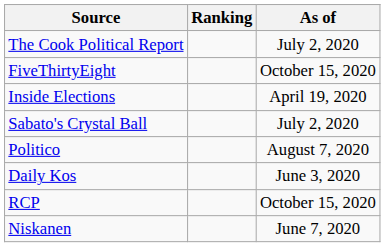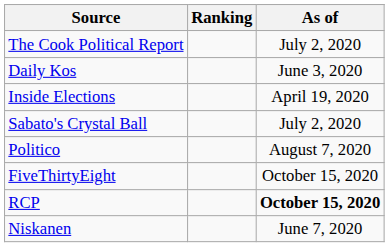rows swapped: (62, 70) <-> (42, 176)
(318, 202) normal -> (320, 202) bold
